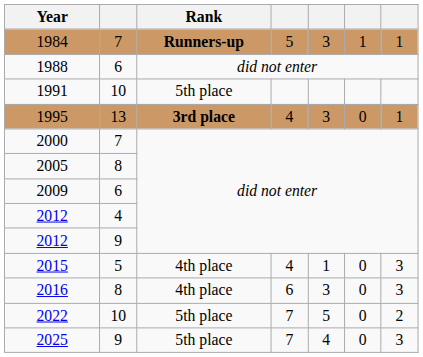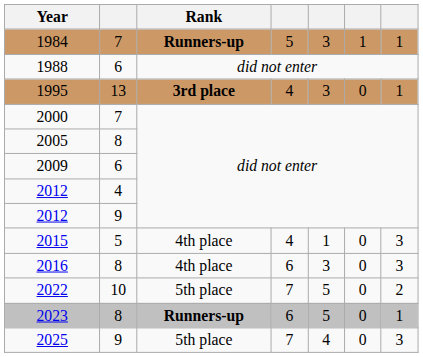- row: (52, 91)
+ row: (52, 315)
